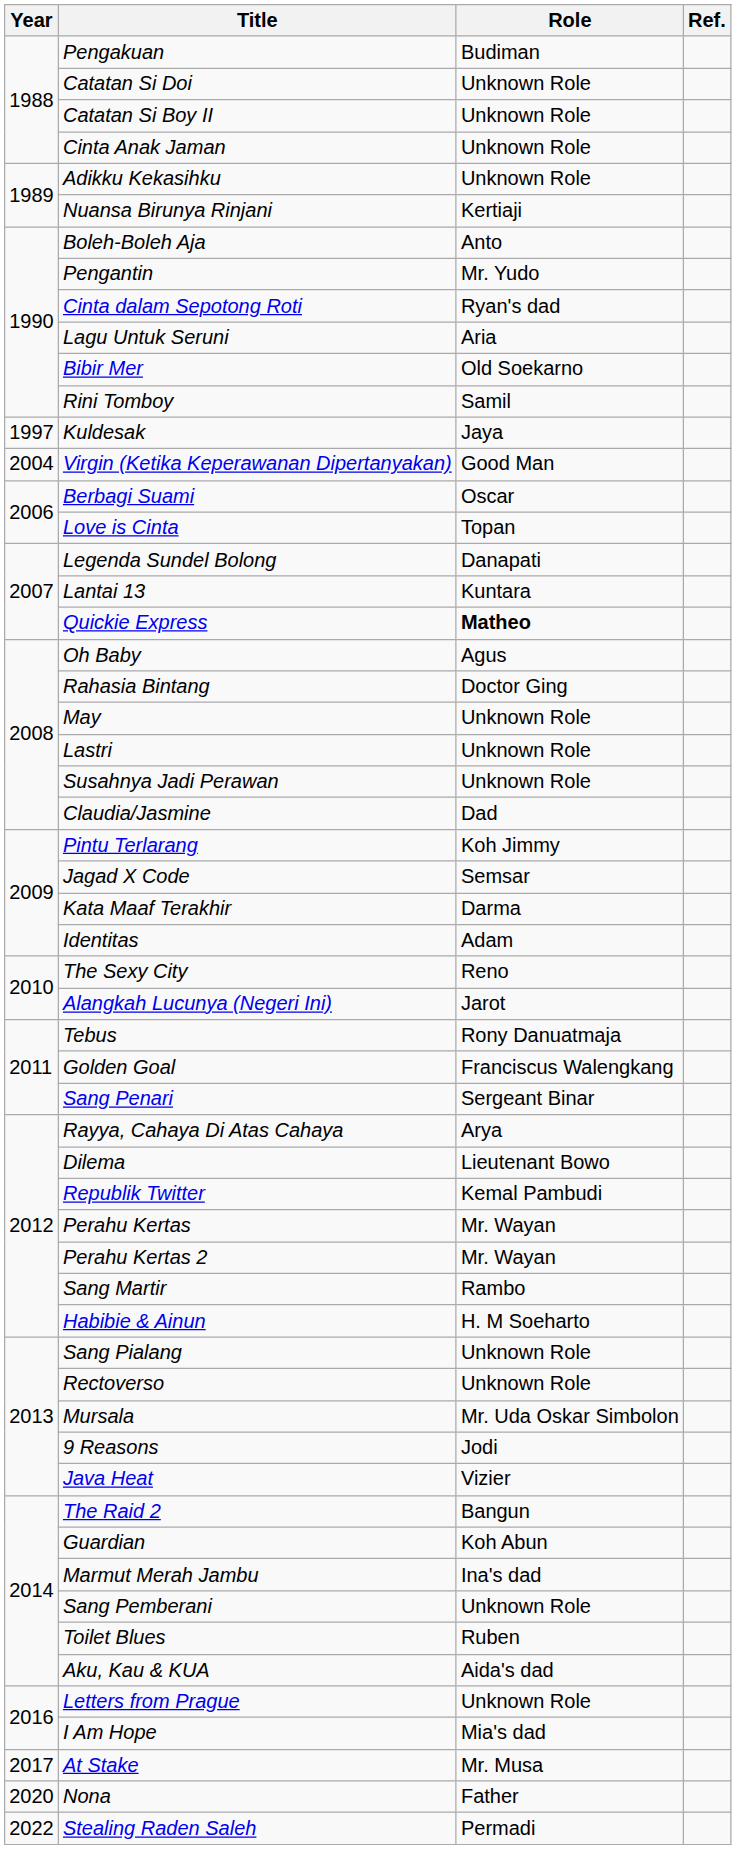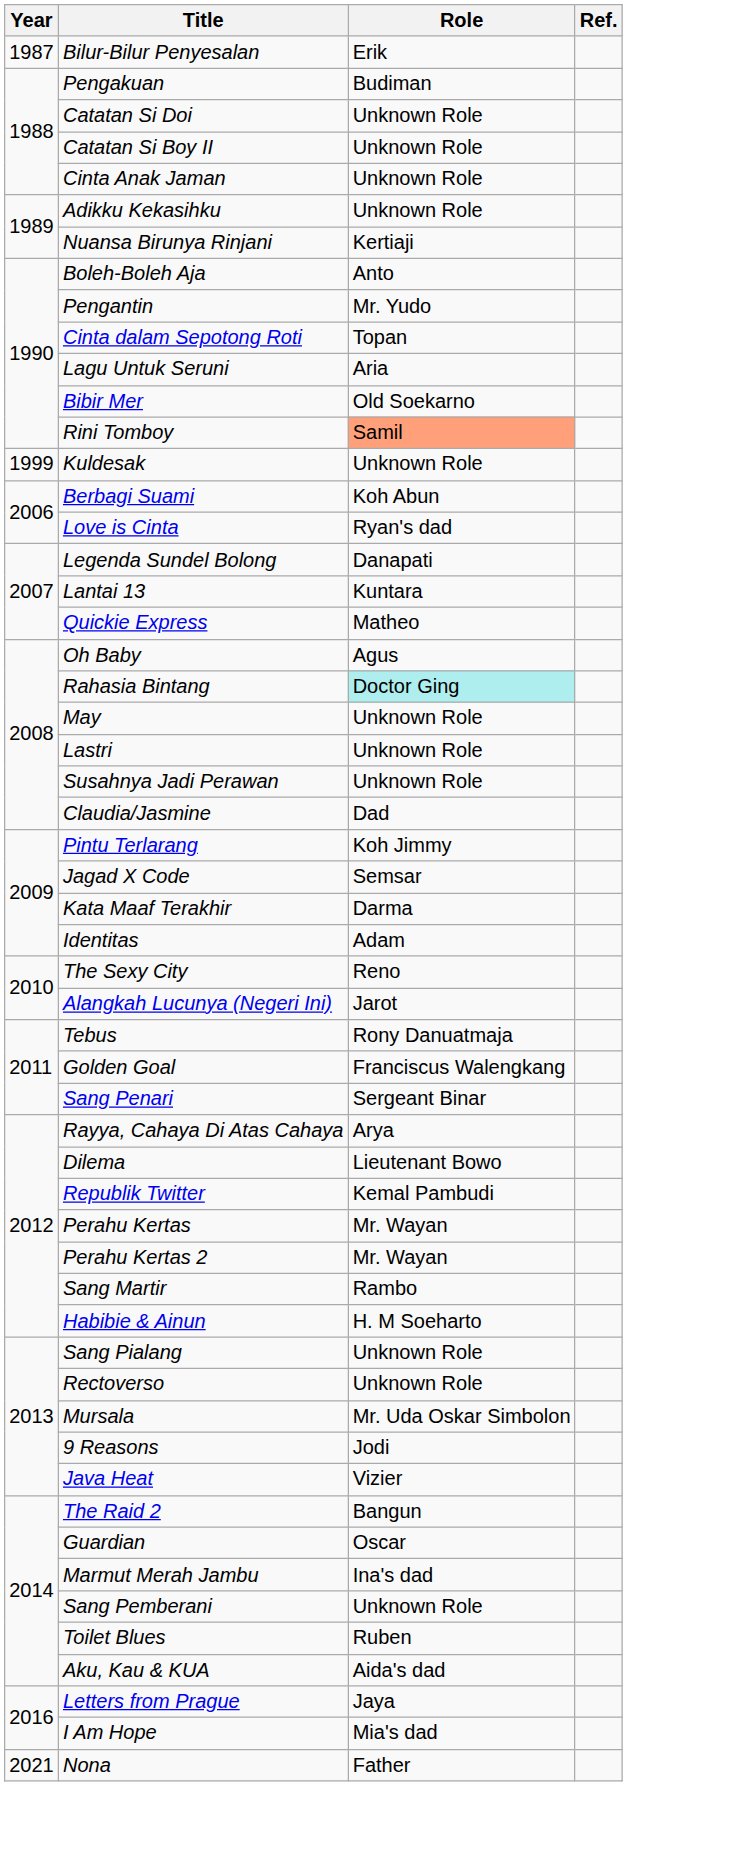+ row: (161, 52)
(511, 305) Ryan's dad -> (380, 337) Topan
(486, 400) no background -> (378, 432) lightsalmon background
(31, 432) 1997 -> (31, 464) 1999
(482, 432) Jaya -> (418, 464) Unknown Role
- row: (257, 464)
(488, 496) Oscar -> (396, 496) Koh Abun
(488, 527) Topan -> (402, 527) Ryan's dad
(496, 623) bold -> (386, 623) normal
(514, 686) no background -> (406, 686) paleturquoise background
(504, 1542) Koh Abun -> (379, 1542) Oscar
(526, 1701) Unknown Role -> (374, 1701) Jaya
- row: (101, 1764)
(31, 1796) 2020 -> (31, 1764) 2021
- row: (160, 1828)
